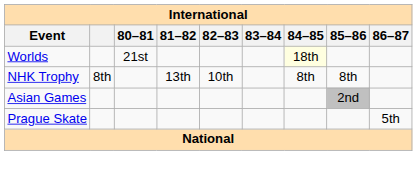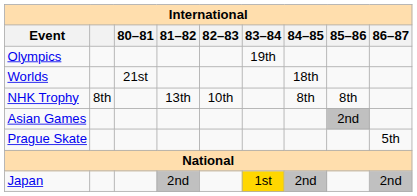+ row: (34, 56)
(306, 56) lightyellow background -> (306, 77) no background
+ row: (25, 181)
